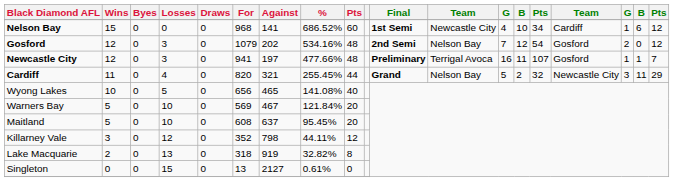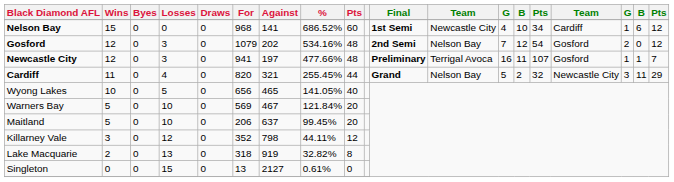(322, 90) 141.08% -> (322, 90) 141.05%
(243, 121) 608 -> (243, 121) 206
(320, 121) 95.45% -> (320, 121) 99.45%
